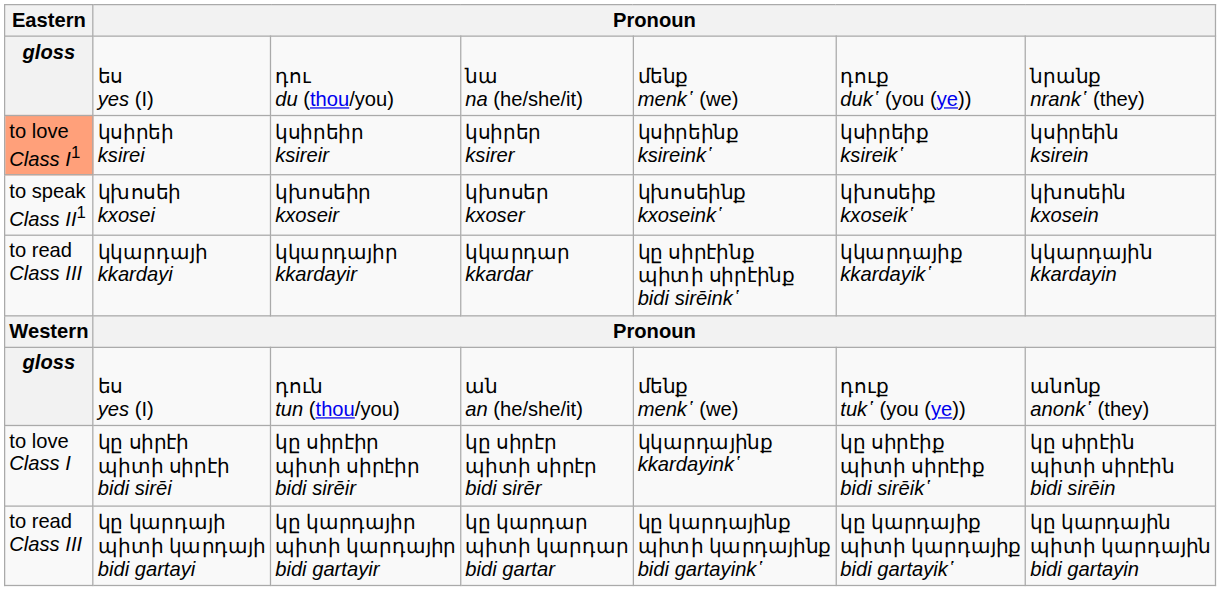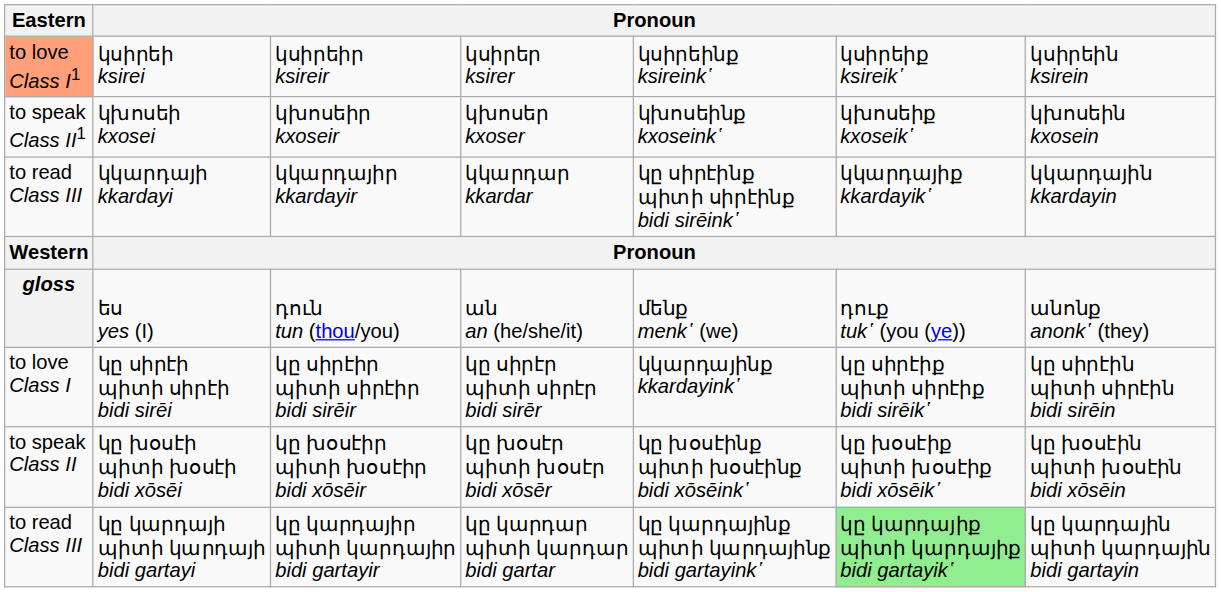- row: (335, 87)
+ row: (351, 467)
(931, 546) no background -> (931, 547) lightgreen background
